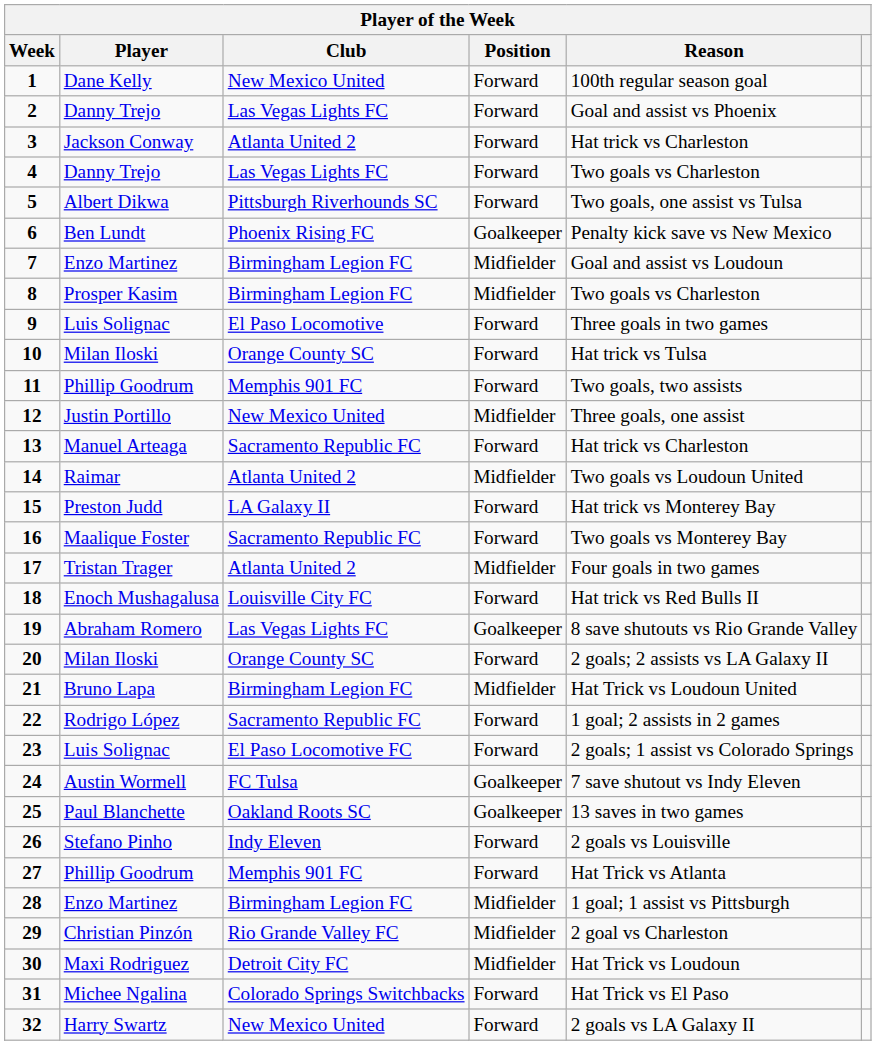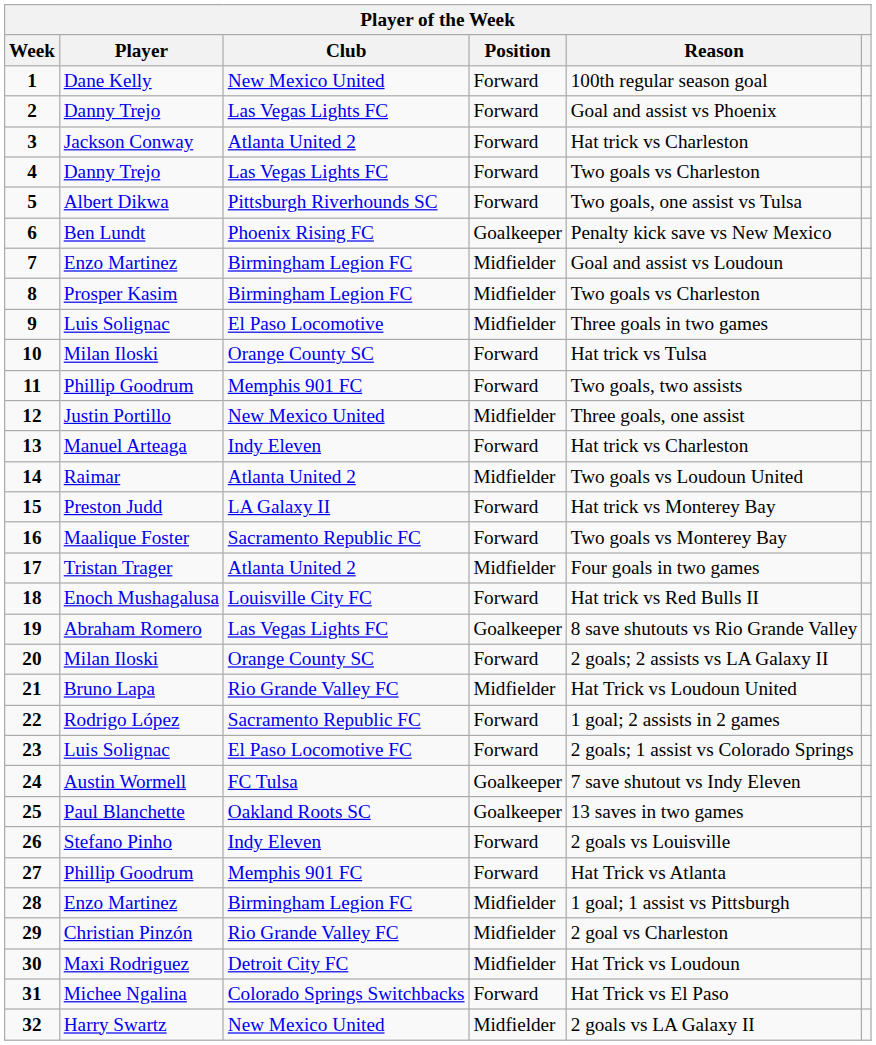(506, 324) Forward -> (514, 324) Midfielder
(324, 446) Sacramento Republic FC -> (274, 446) Indy Eleven
(320, 689) Birmingham Legion FC -> (313, 689) Rio Grande Valley FC
(506, 1024) Forward -> (514, 1024) Midfielder
